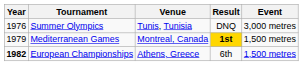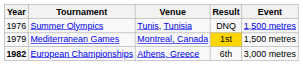(270, 26) 3,000 metres -> (270, 26) 1,500 metres
(226, 40) bold -> (226, 40) normal
(270, 54) 1,500 metres -> (270, 54) 3,000 metres
